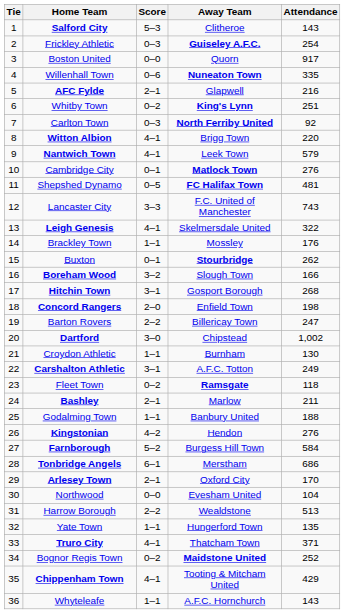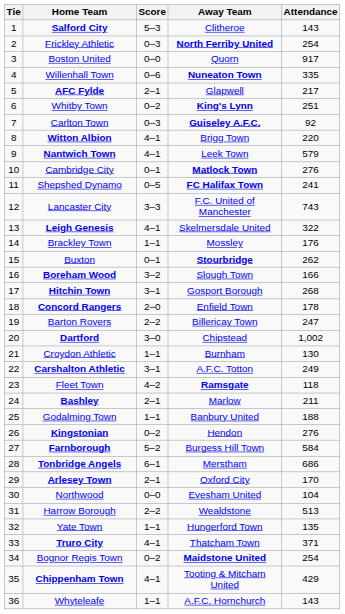(225, 43) Guiseley A.F.C. -> (225, 43) North Ferriby United
(311, 91) 216 -> (311, 91) 217
(225, 122) North Ferriby United -> (225, 122) Guiseley A.F.C.
(311, 185) 481 -> (311, 185) 241
(311, 306) 198 -> (311, 306) 178
(152, 385) 0–2 -> (152, 385) 4–2
(152, 432) 4–2 -> (152, 432) 0–2
(311, 558) 252 -> (311, 558) 254
